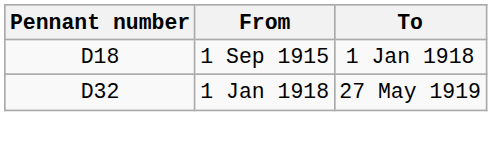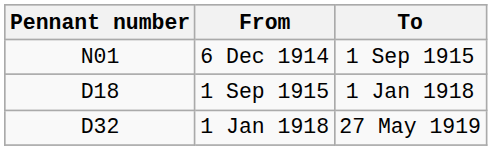+ row: (265, 57)
